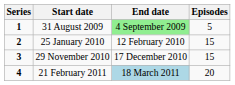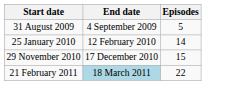- column: (19, 12)
(151, 27) lightgreen background -> (122, 27) no background
(210, 42) 15 -> (181, 42) 14
(210, 73) 20 -> (181, 73) 22
